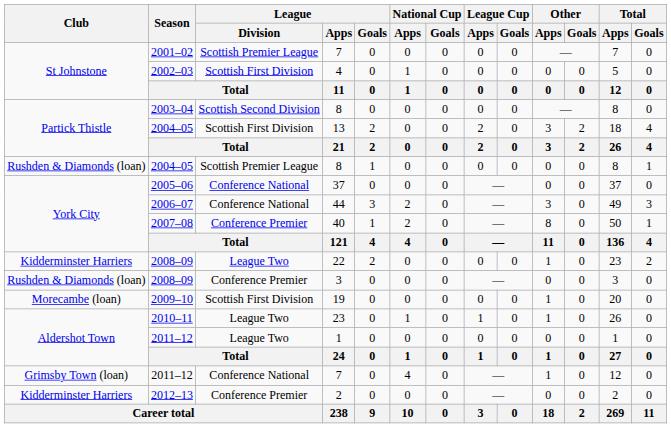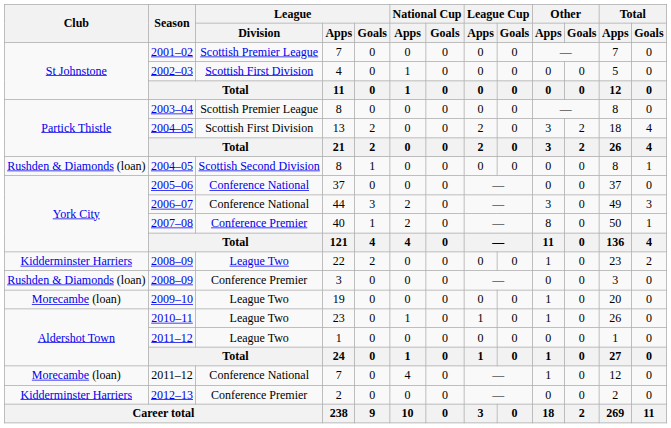(259, 109) Scottish Second Division -> (259, 109) Scottish Premier League
(259, 166) Scottish Premier League -> (259, 166) Scottish Second Division
(259, 299) Scottish First Division -> (259, 299) League Two
(76, 375) Grimsby Town (loan) -> (76, 375) Morecambe (loan)
